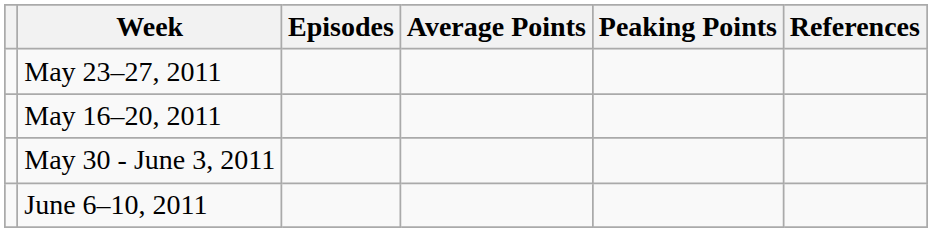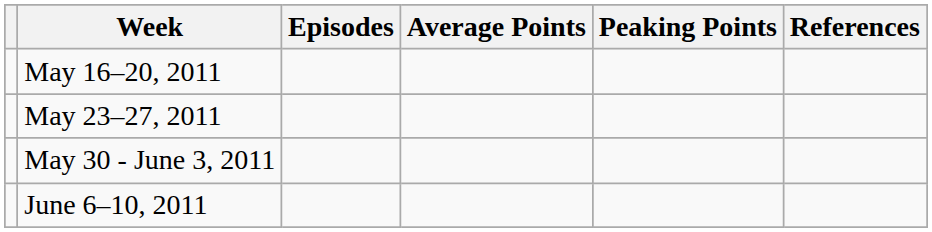rows swapped: (123, 115) <-> (123, 71)
